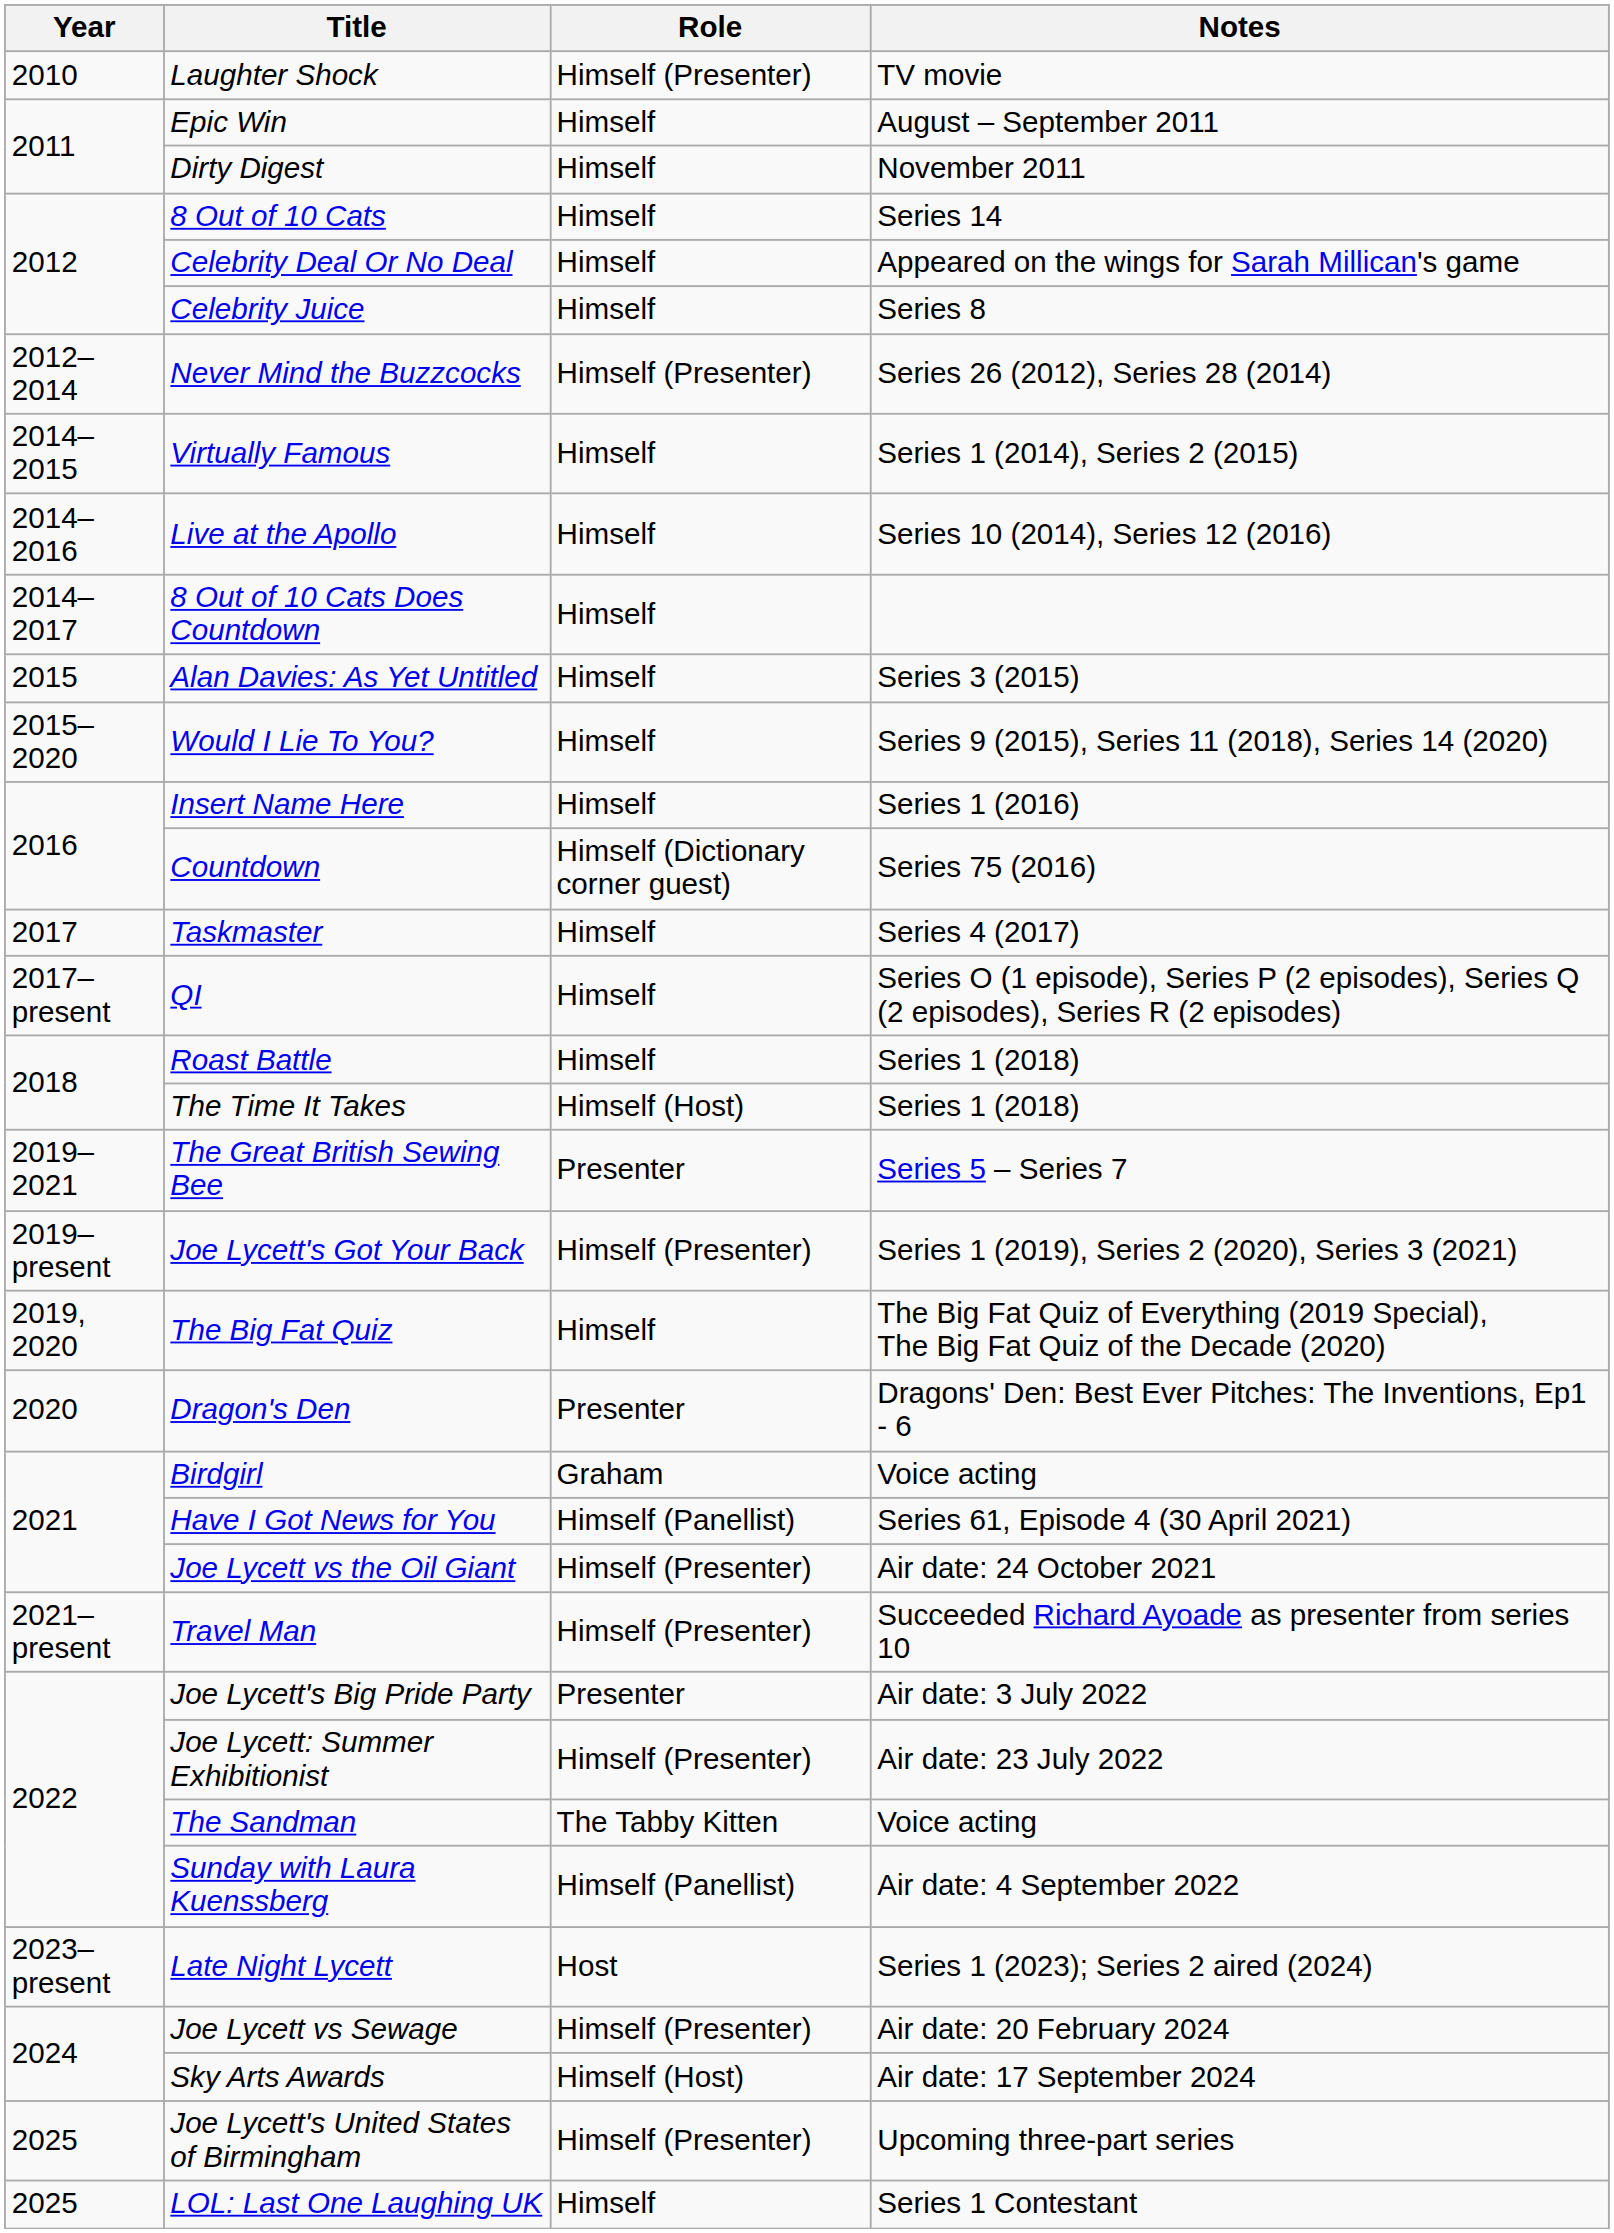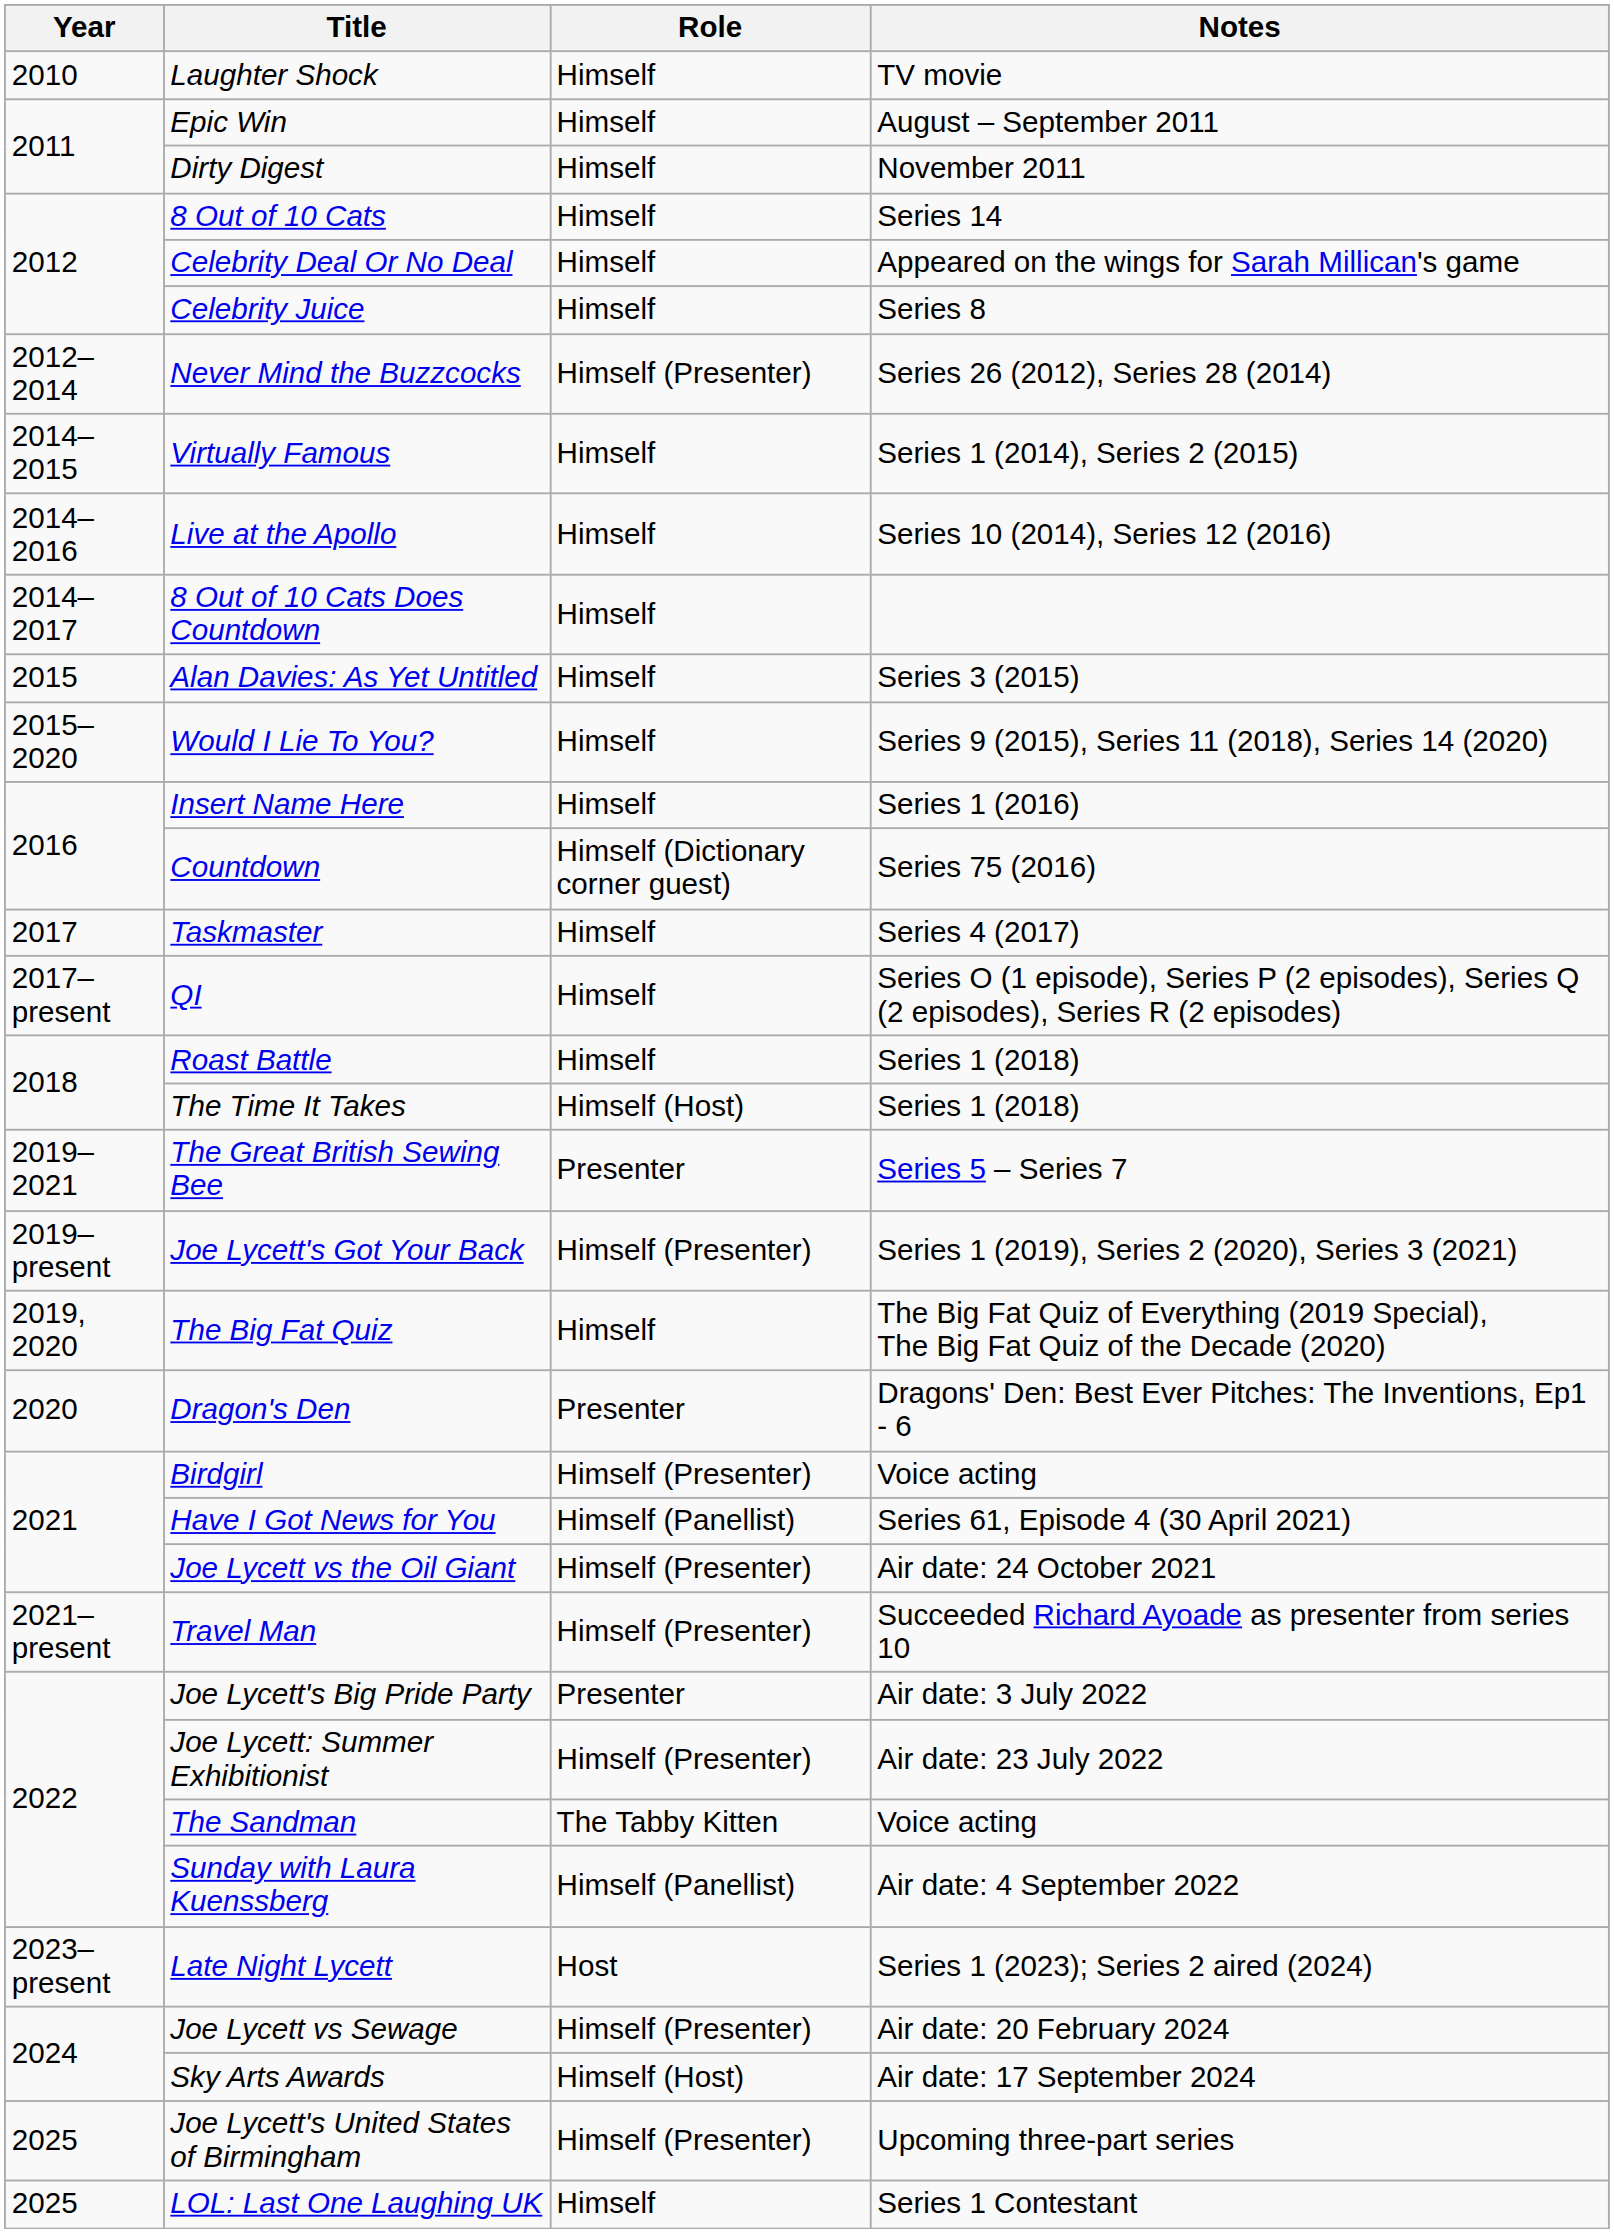(684, 74) Himself (Presenter) -> (606, 74) Himself
(610, 1473) Graham -> (684, 1473) Himself (Presenter)
